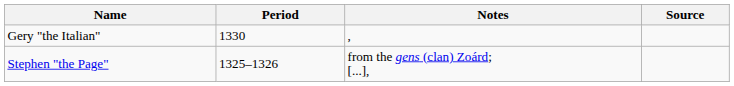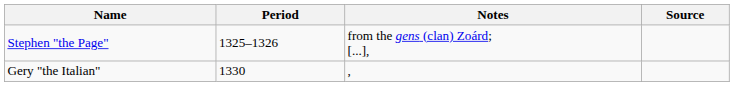rows swapped: (58, 63) <-> (54, 35)
